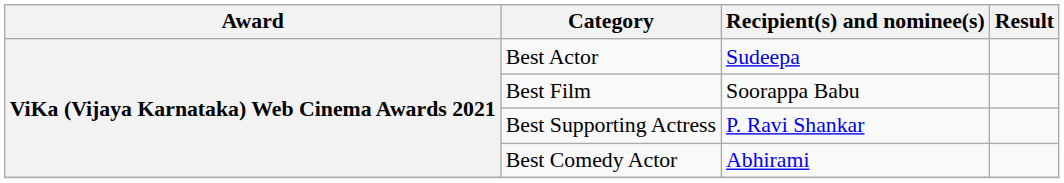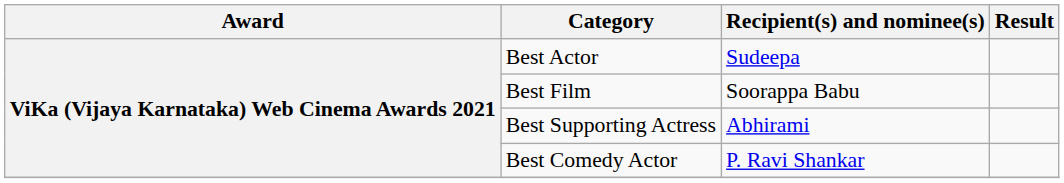(795, 125) P. Ravi Shankar -> (768, 125) Abhirami
(768, 159) Abhirami -> (795, 159) P. Ravi Shankar
